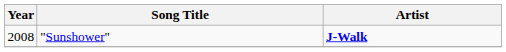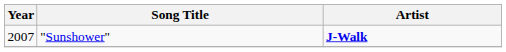(21, 36) 2008 -> (21, 36) 2007
